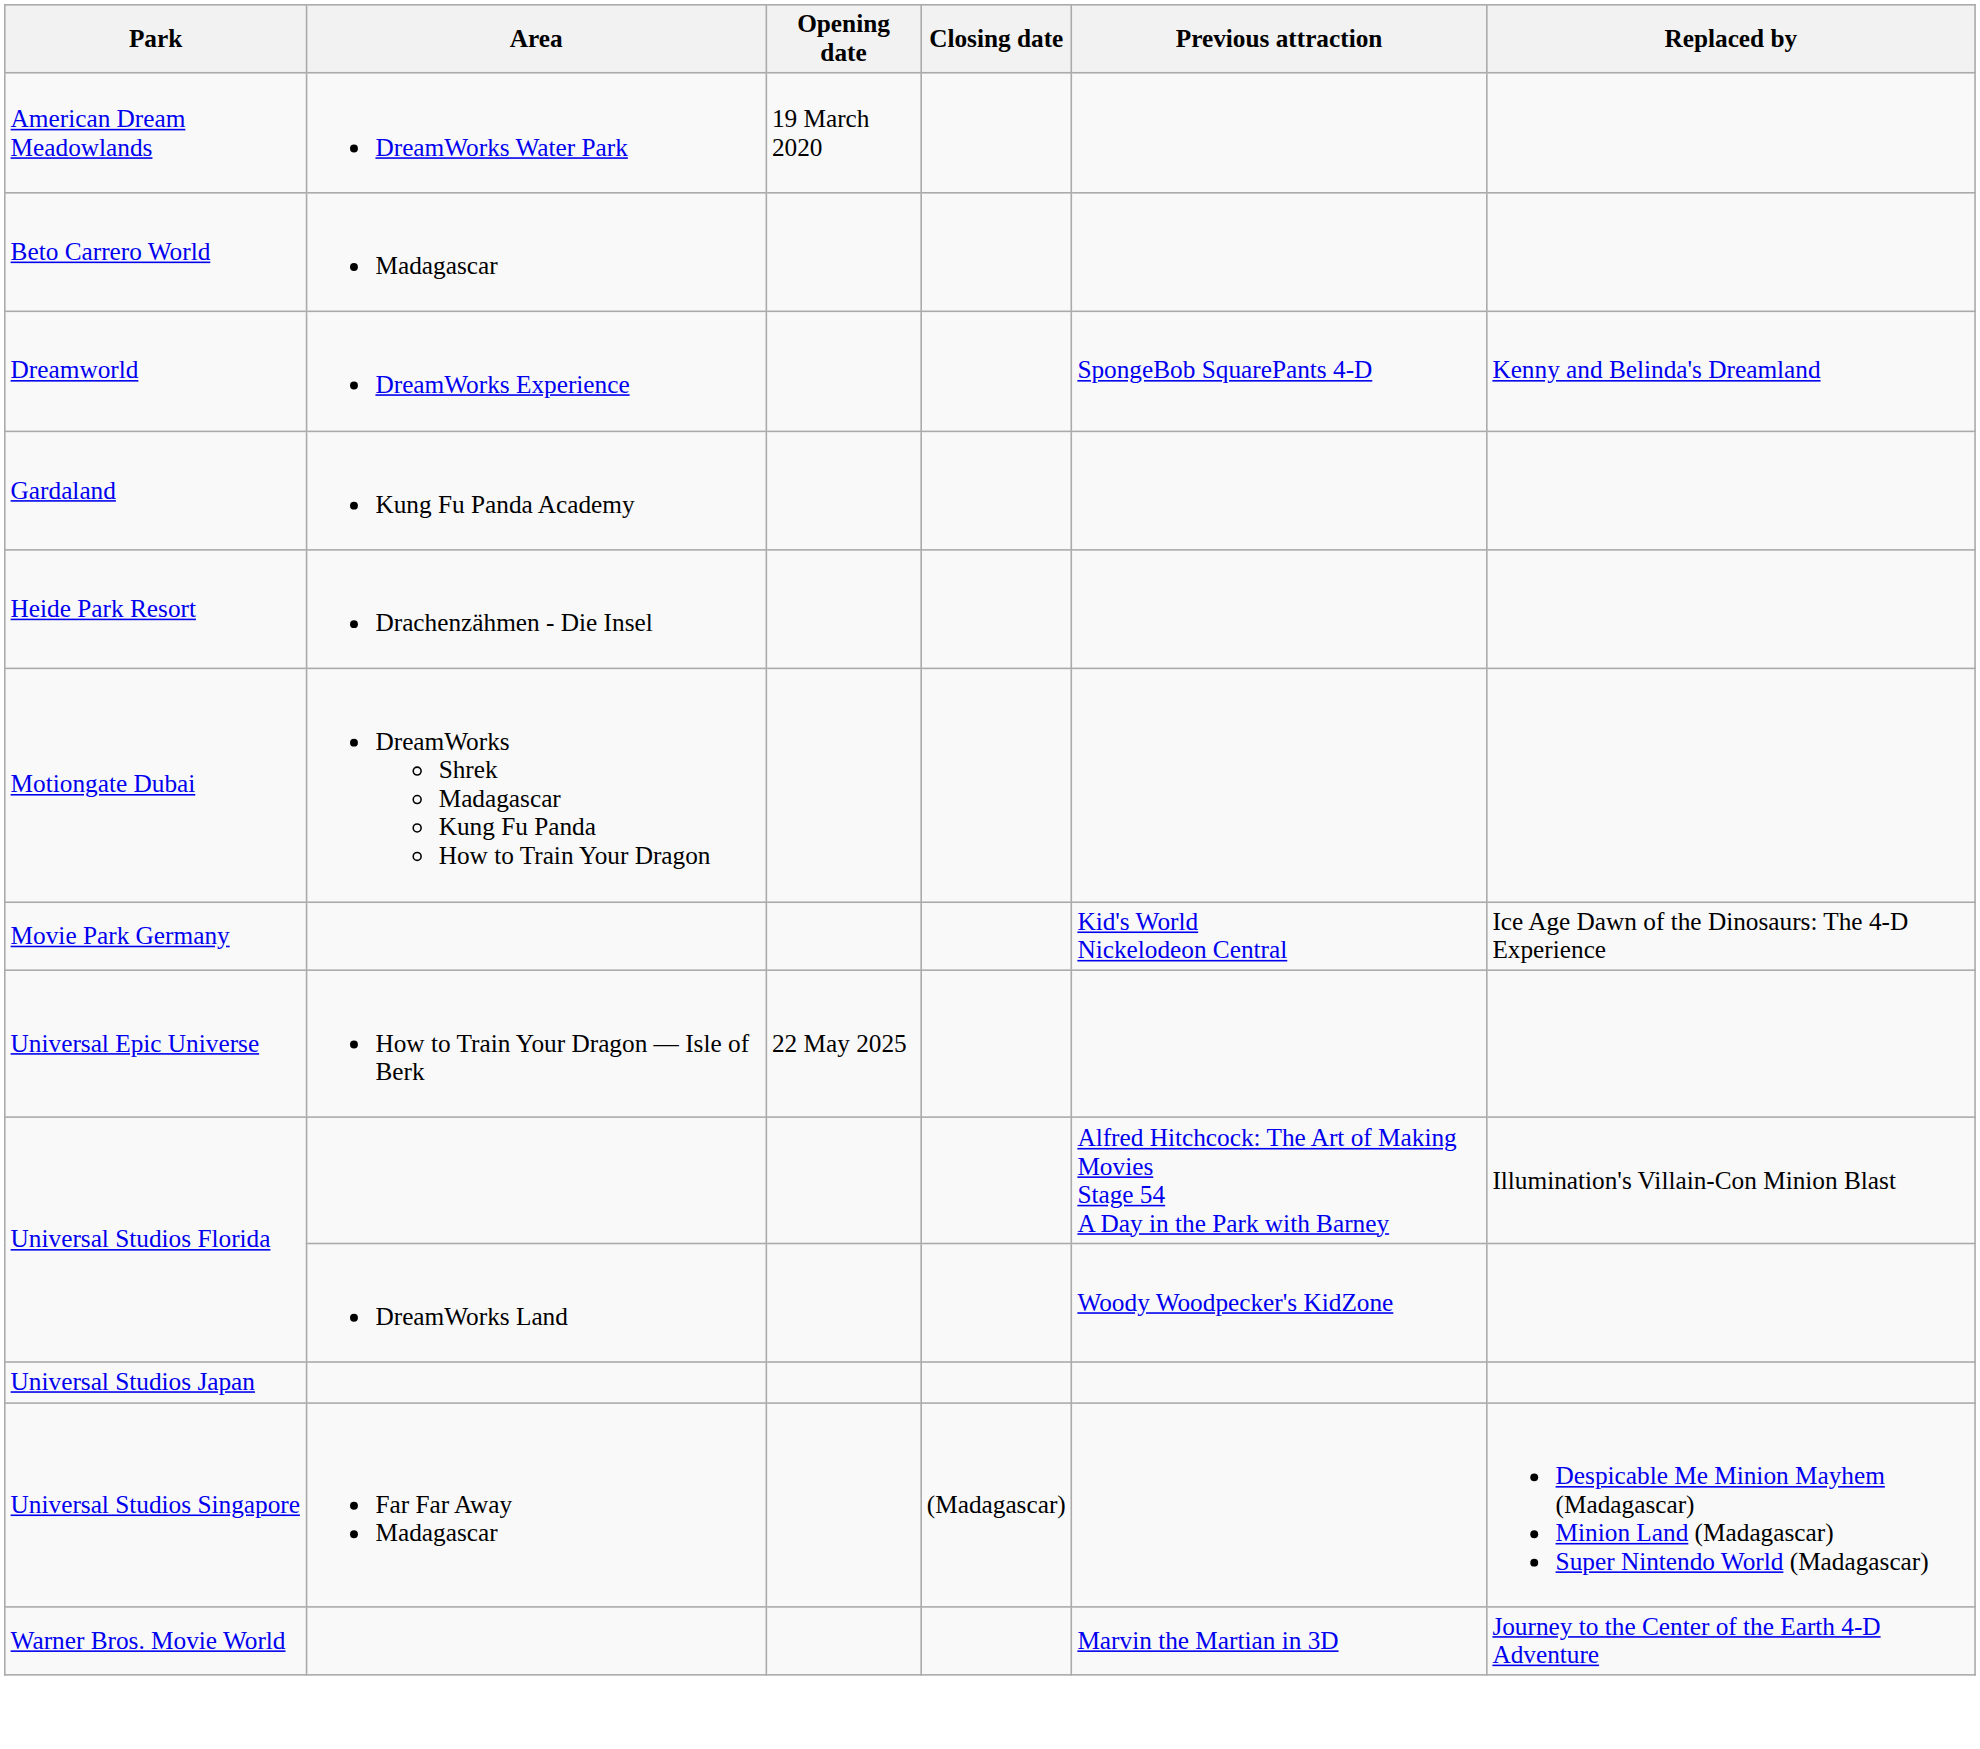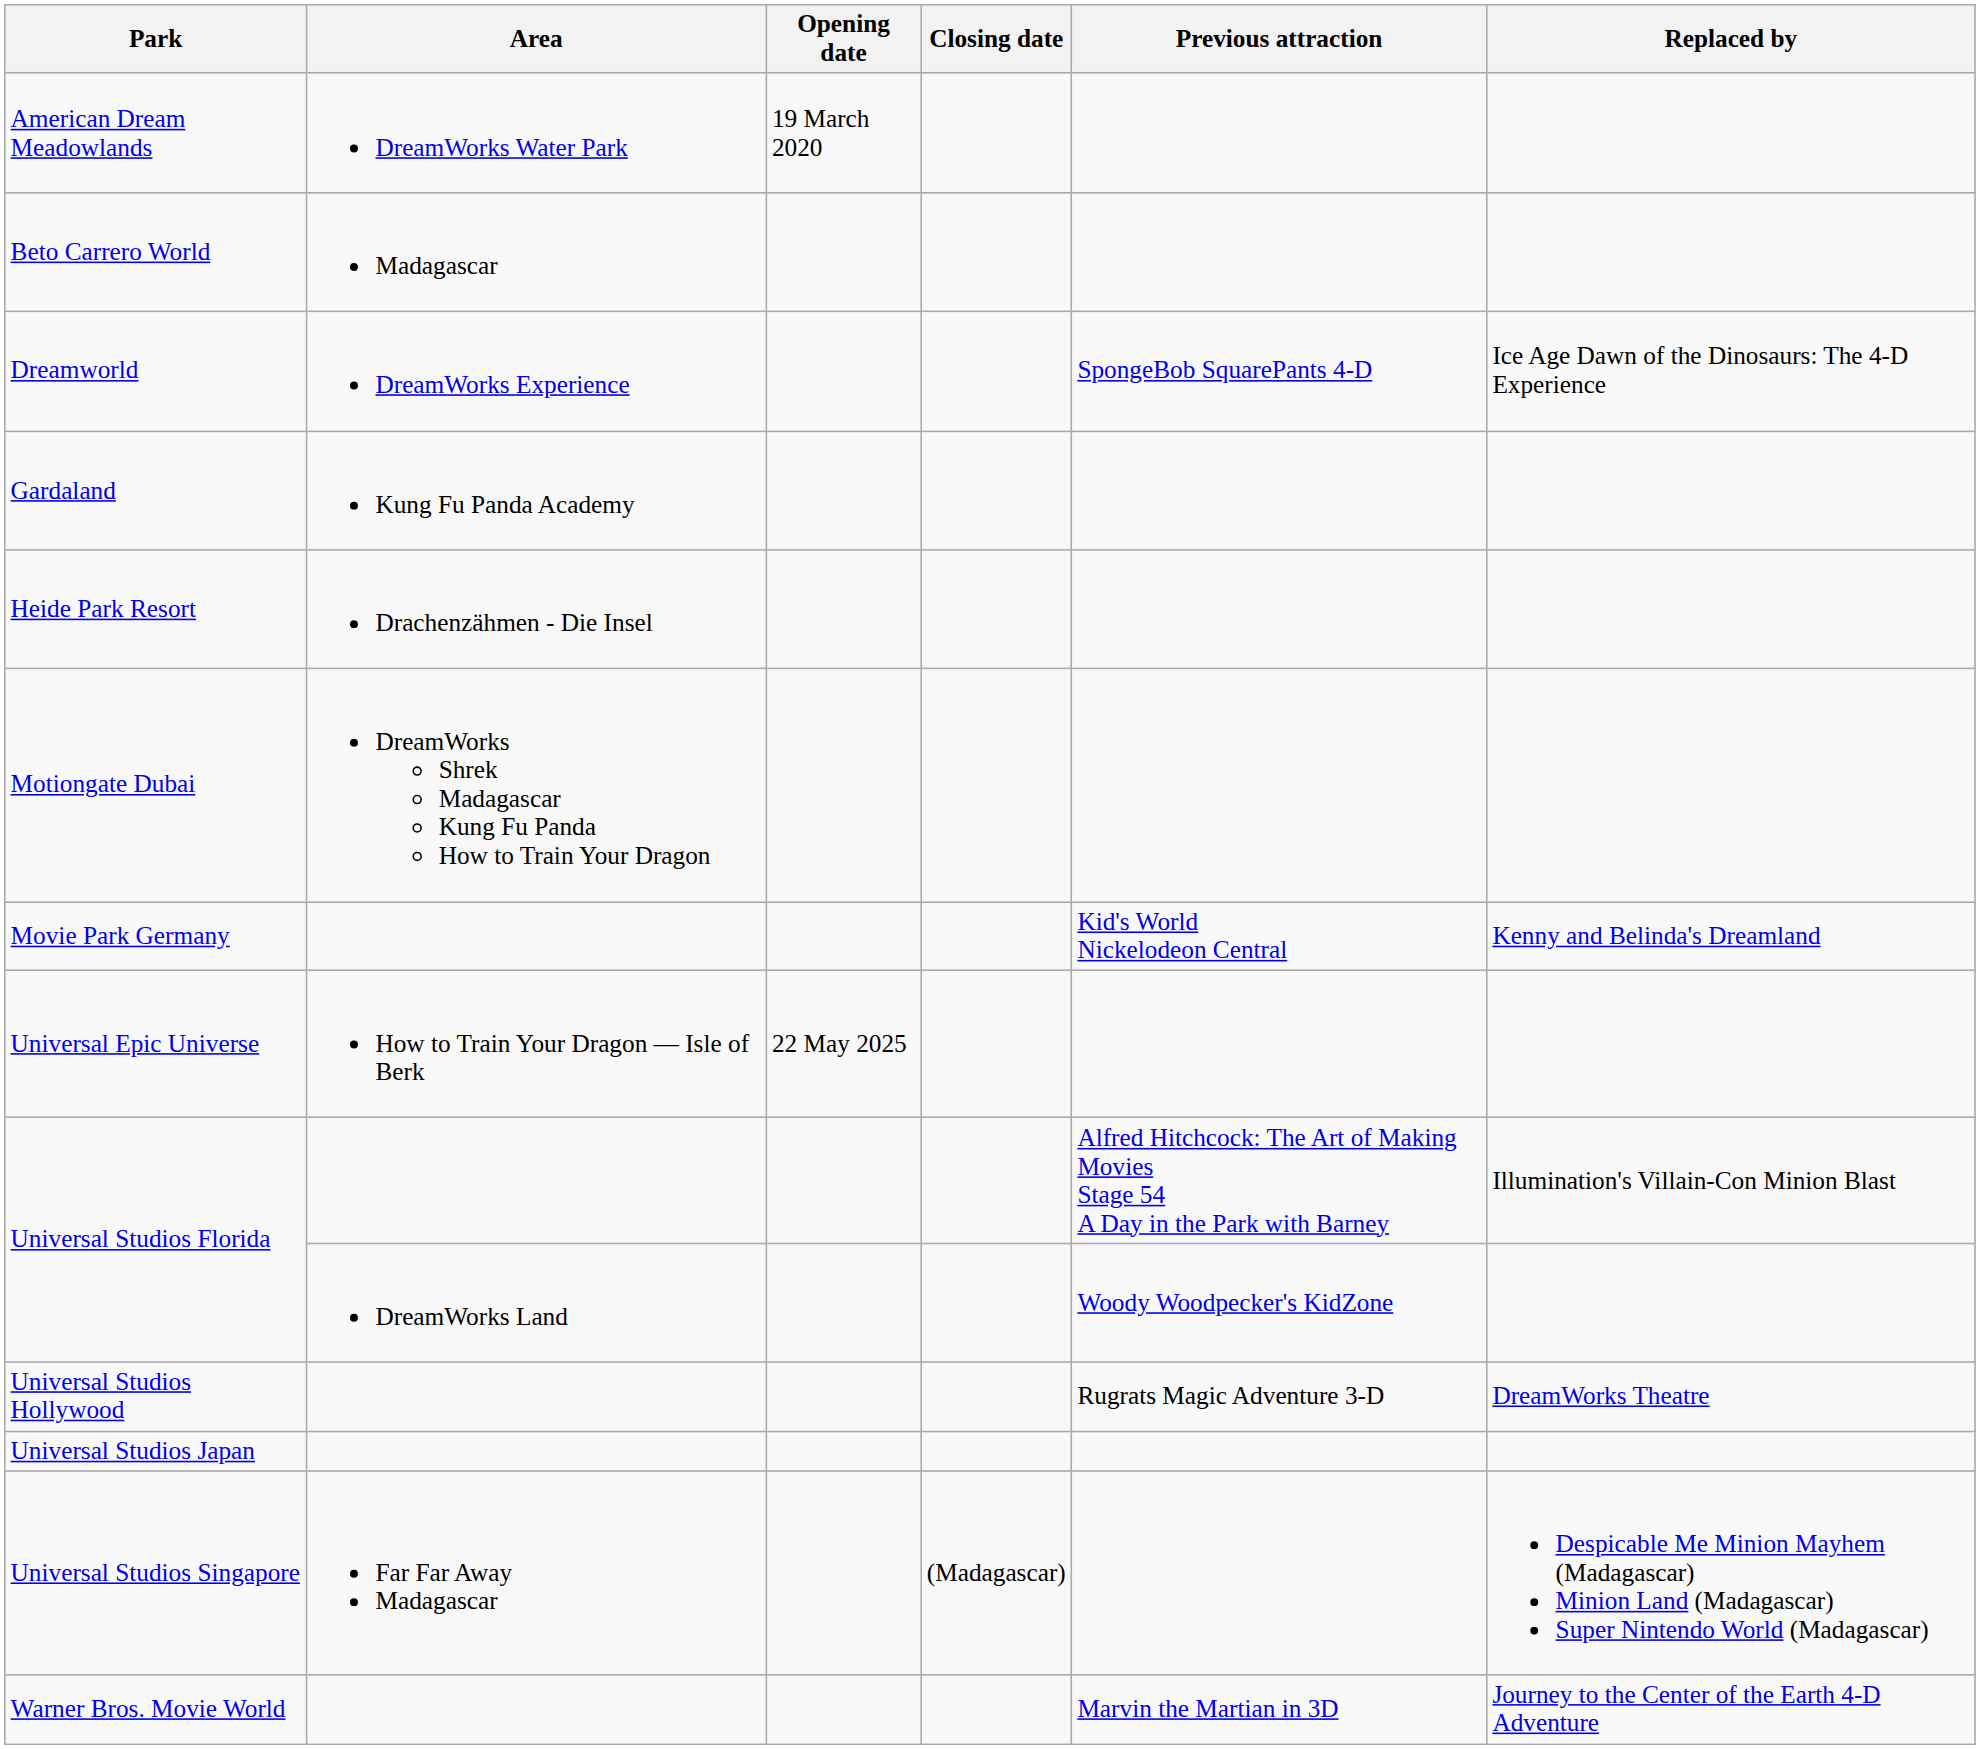(1656, 370) Kenny and Belinda's Dreamland -> (1700, 370) Ice Age Dawn of the Dinosaurs: The 4-D Experience
(1700, 935) Ice Age Dawn of the Dinosaurs: The 4-D Experience -> (1656, 935) Kenny and Belinda's Dreamland
+ row: (101, 1396)
